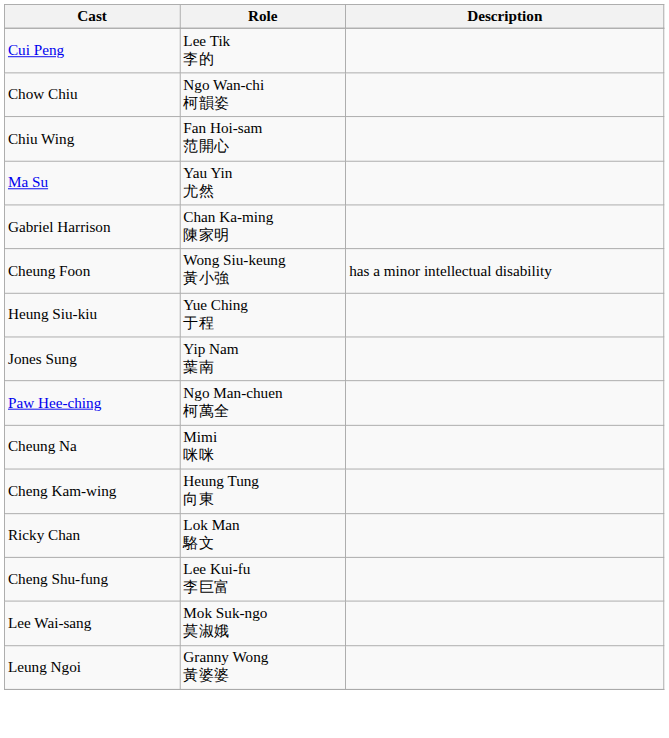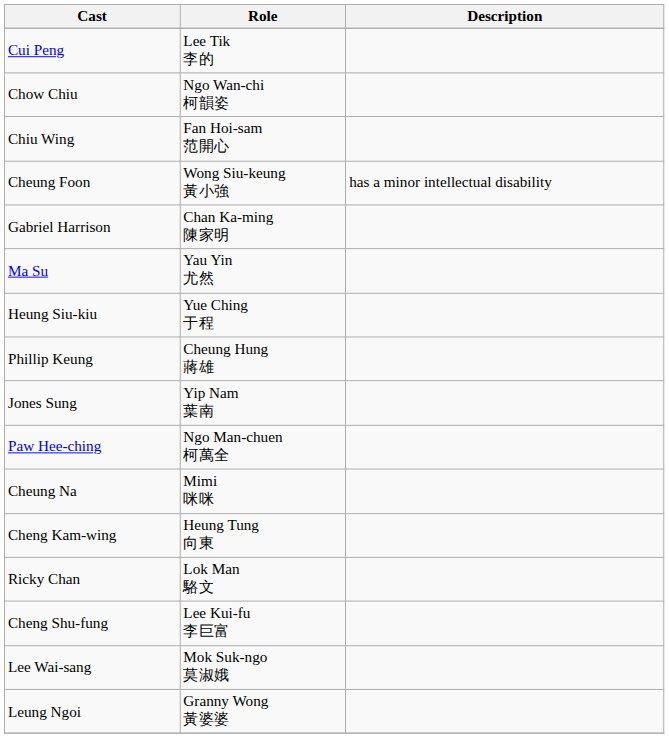rows swapped: (28, 182) <-> (49, 270)
+ row: (50, 359)
